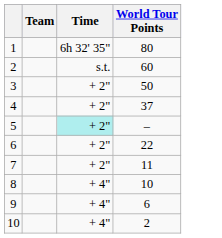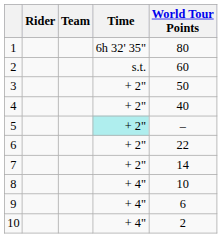+ column: (40, 21)
(147, 106) 37 -> (183, 106) 40
(147, 164) 11 -> (183, 164) 14
